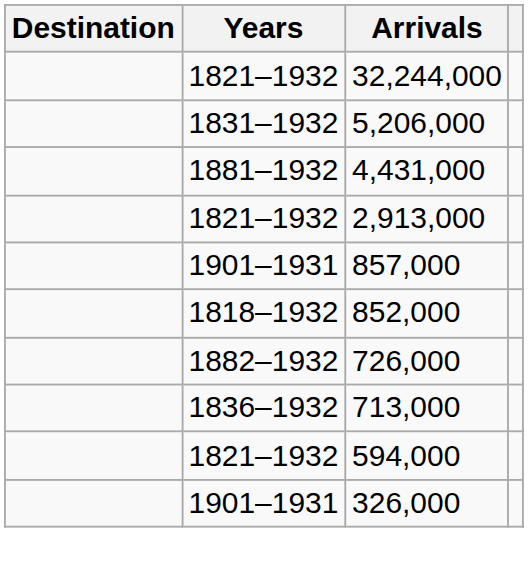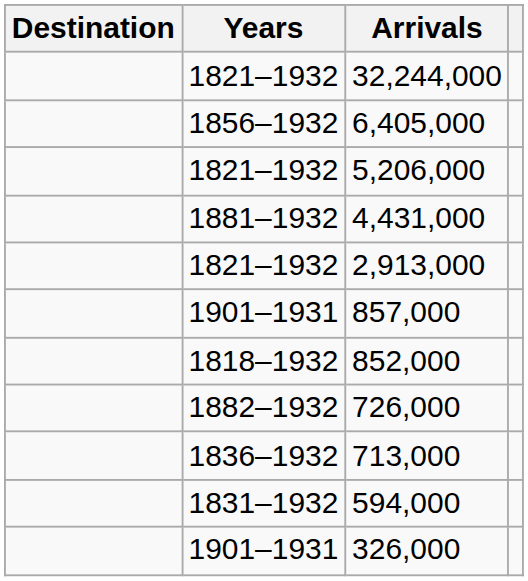+ row: (419, 123)
(263, 123) 1831–1932 -> (263, 170) 1821–1932
(263, 455) 1821–1932 -> (263, 502) 1831–1932
